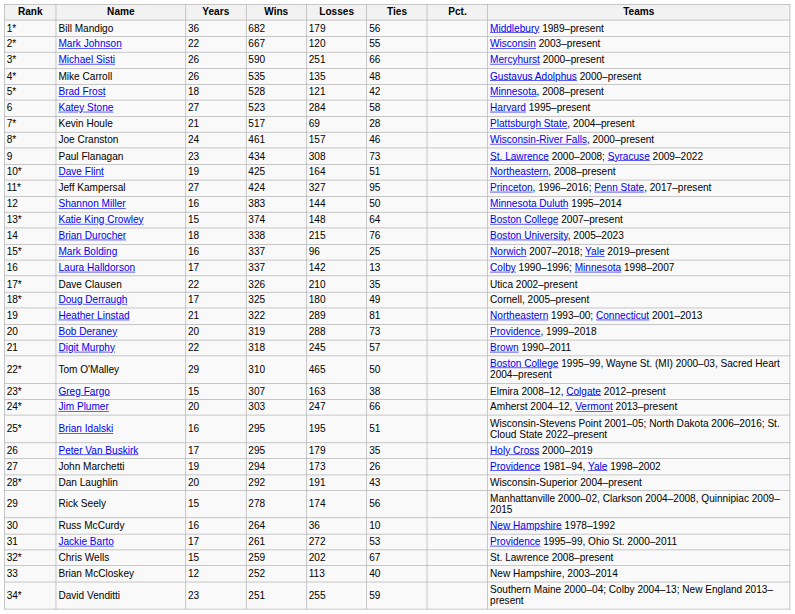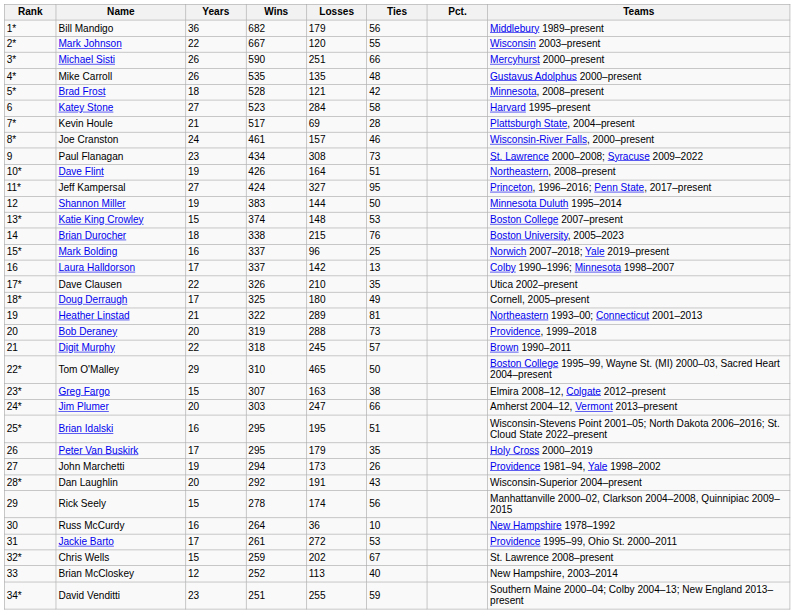(257, 172) 425 -> (257, 172) 426
(194, 204) 16 -> (194, 204) 19
(375, 220) 64 -> (375, 220) 53
